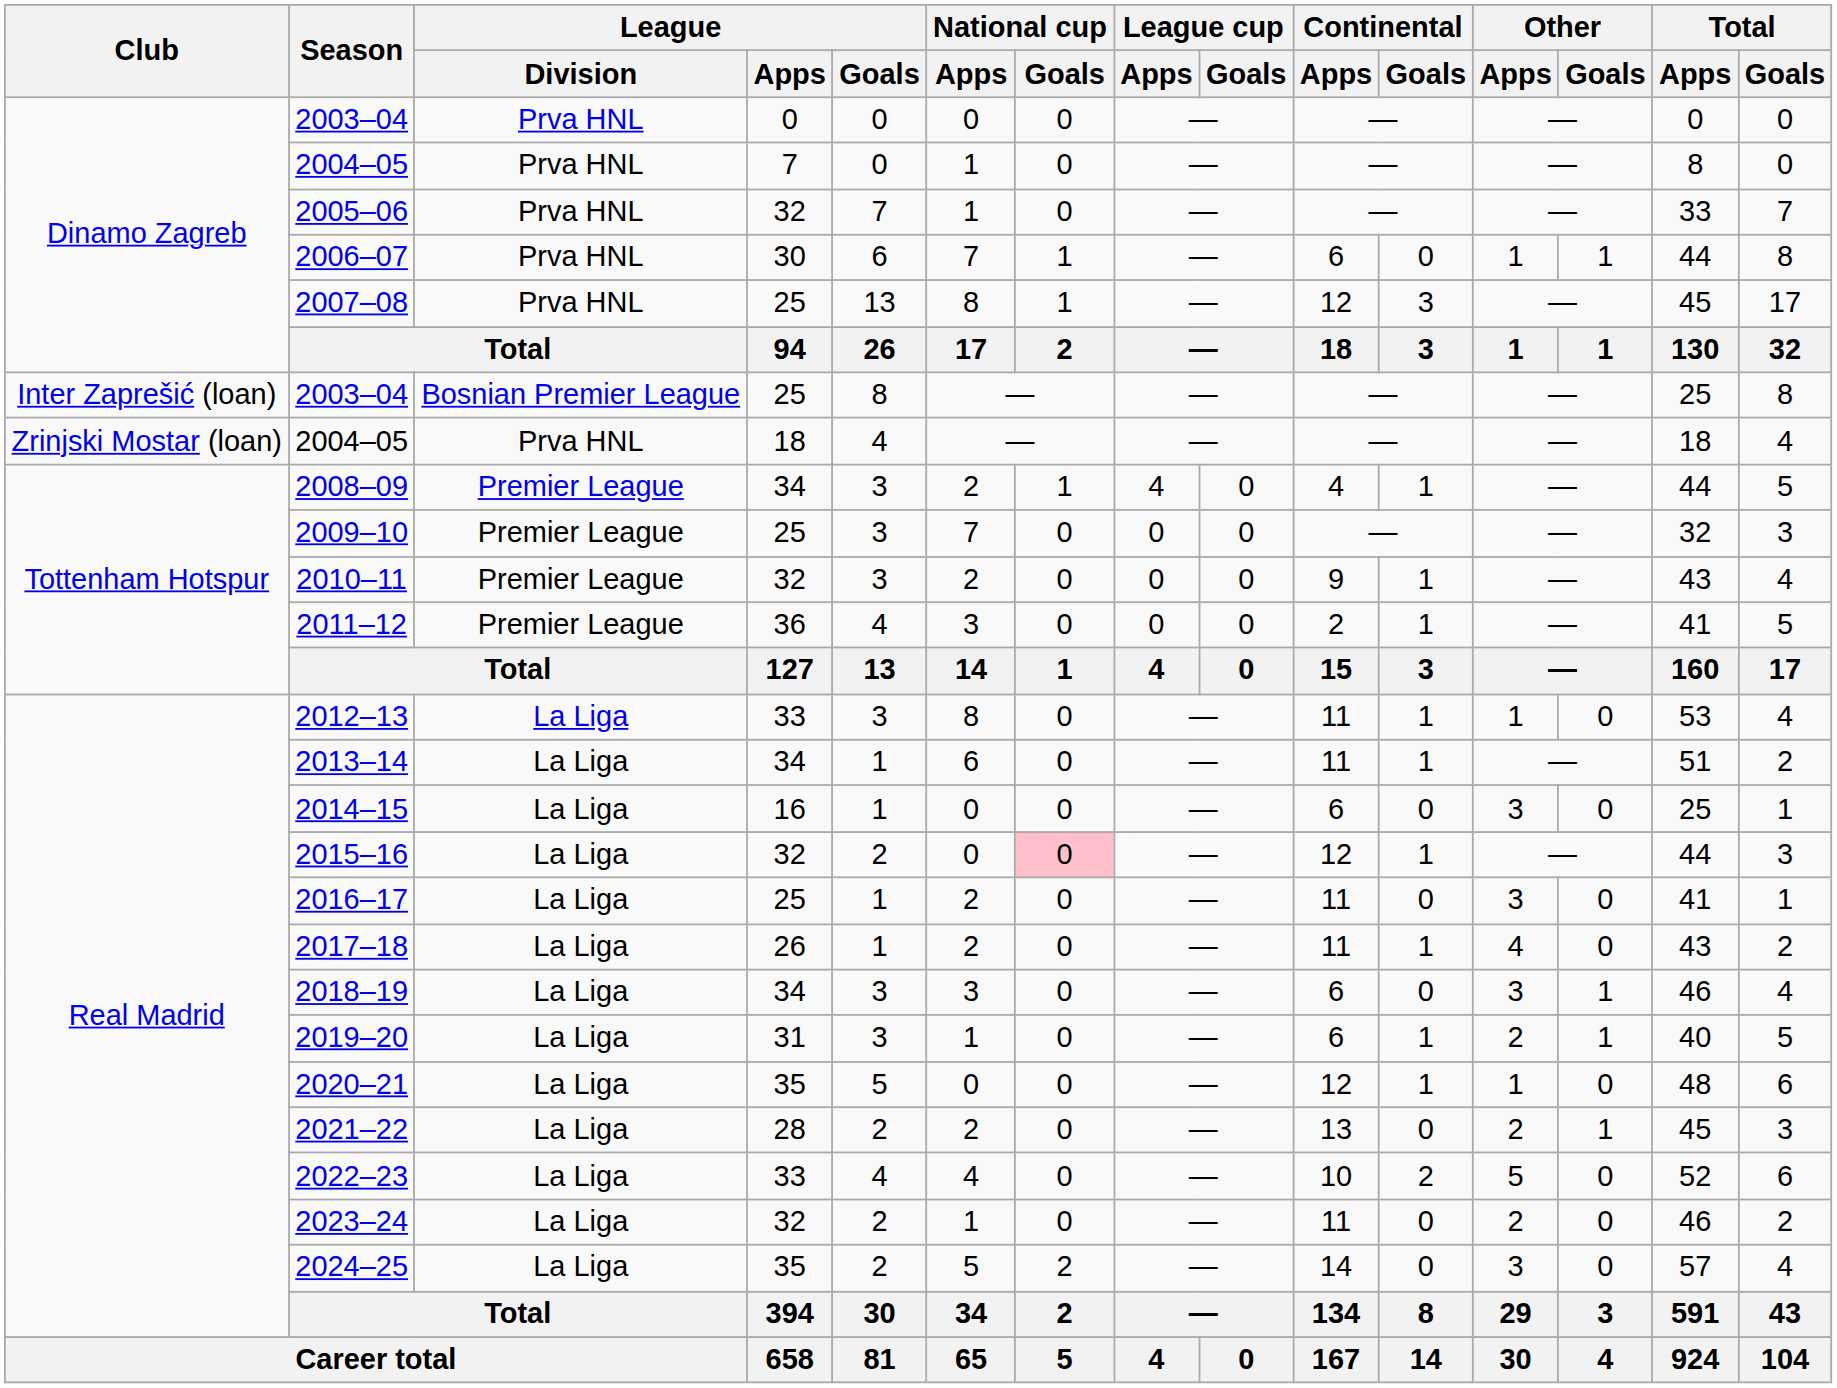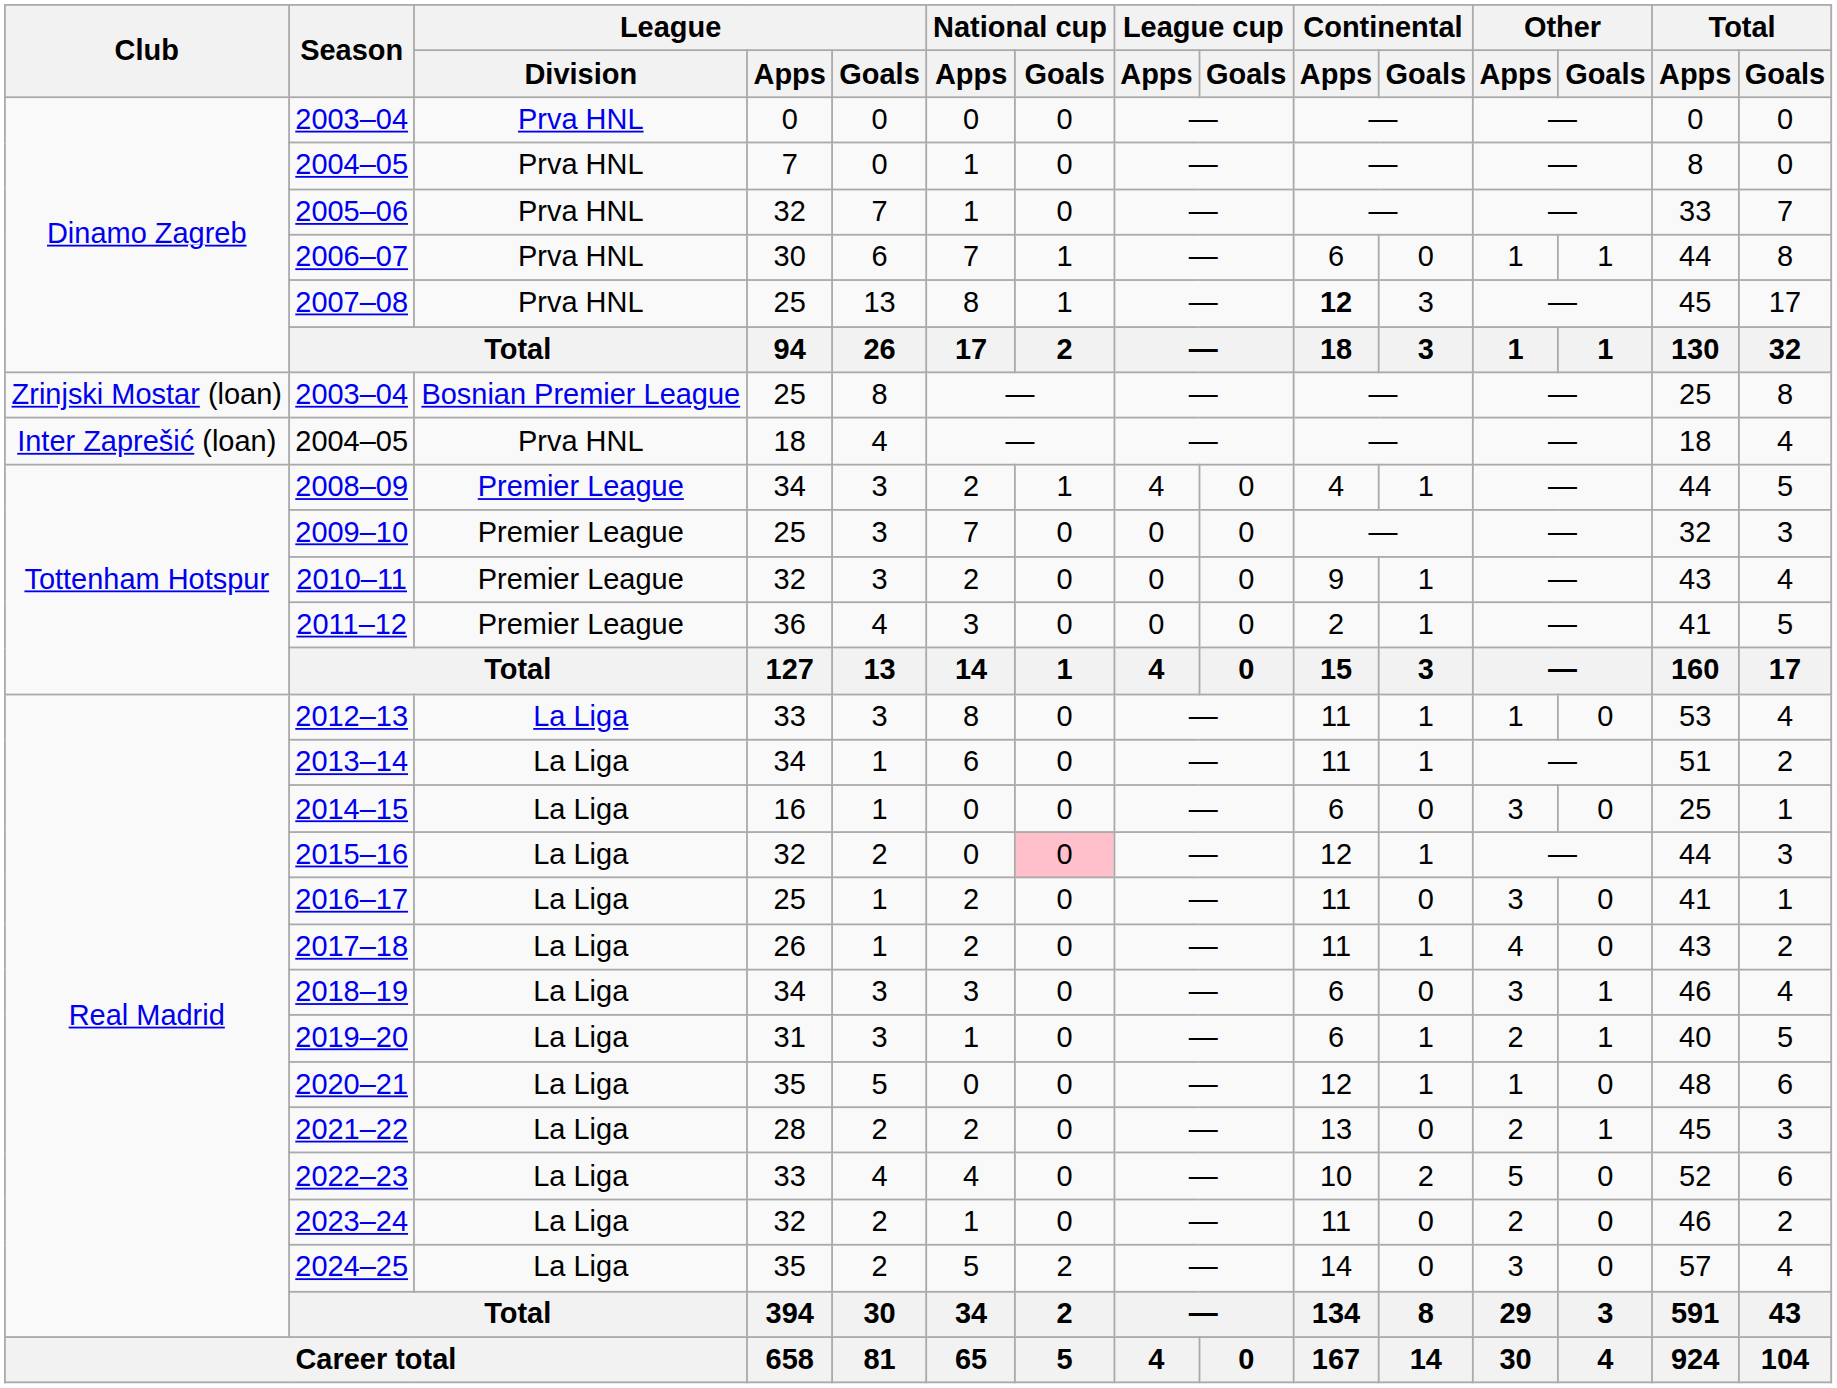(1336, 303) normal -> (1336, 303) bold
(147, 394) Inter Zaprešić (loan) -> (147, 394) Zrinjski Mostar (loan)
(147, 440) Zrinjski Mostar (loan) -> (147, 440) Inter Zaprešić (loan)
